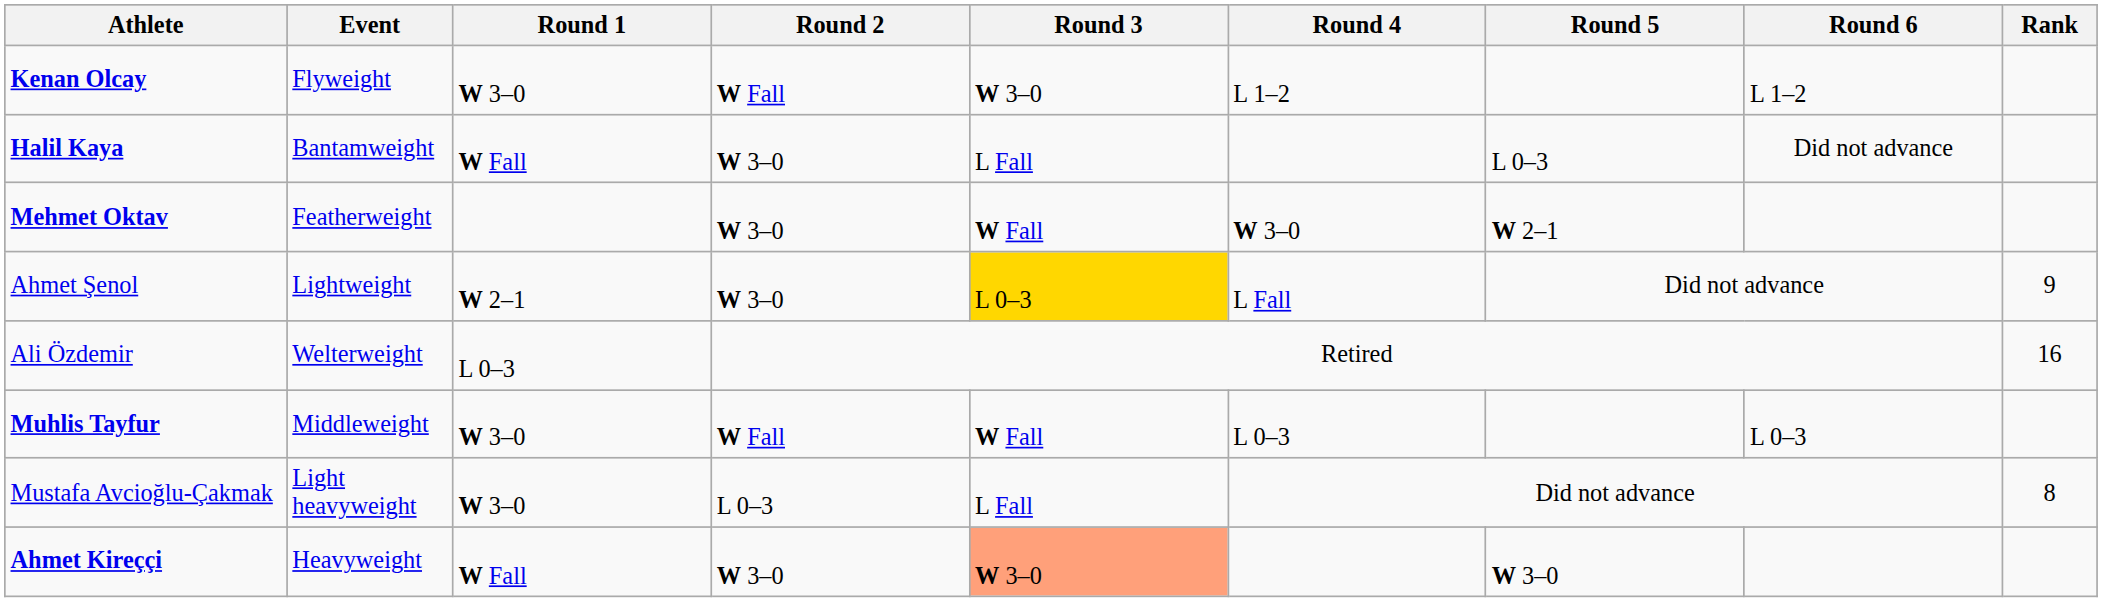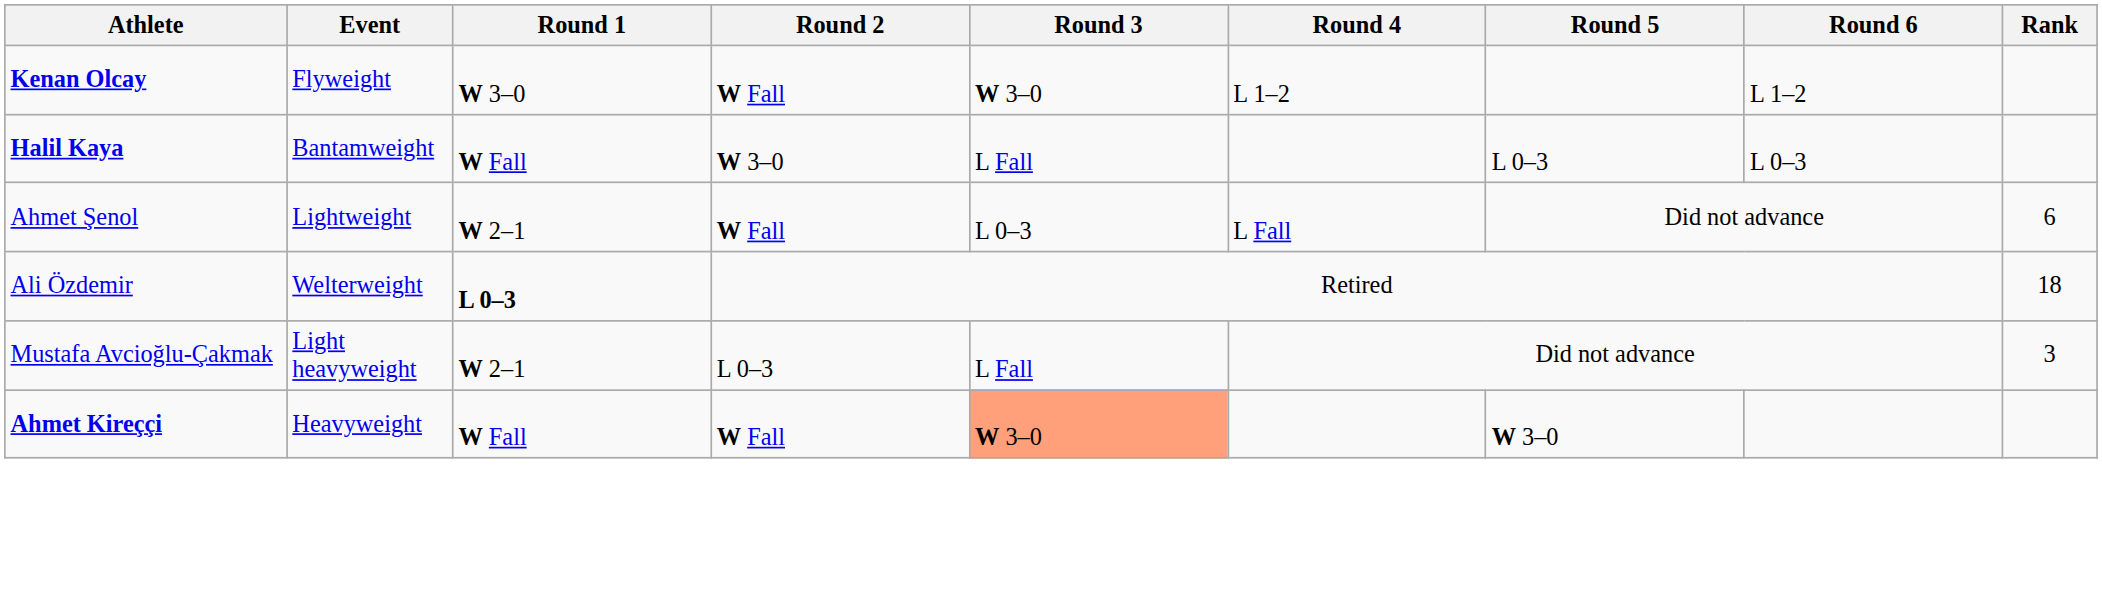(1873, 148) Did not advance -> (1778, 162) L 0–3
- row: (89, 217)
(750, 300) W 3–0 -> (751, 231) W Fall
(1003, 300) gold background -> (1003, 231) no background
(2050, 286) 9 -> (2050, 217) 6
(487, 369) normal -> (487, 300) bold
(2050, 354) 16 -> (2050, 286) 18
- row: (85, 423)
(492, 507) W 3–0 -> (492, 369) W 2–1
(2050, 492) 8 -> (2050, 354) 3
(750, 575) W 3–0 -> (751, 438) W Fall
